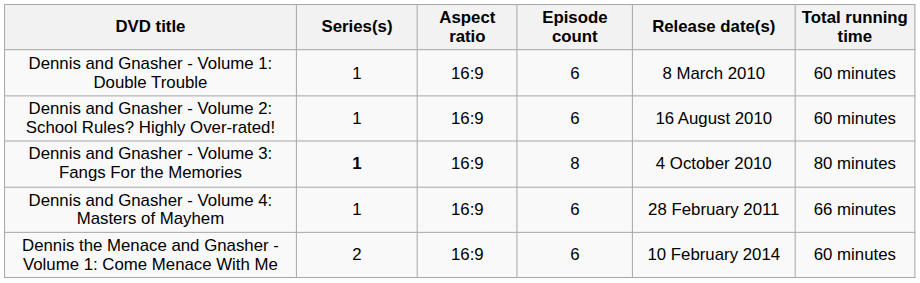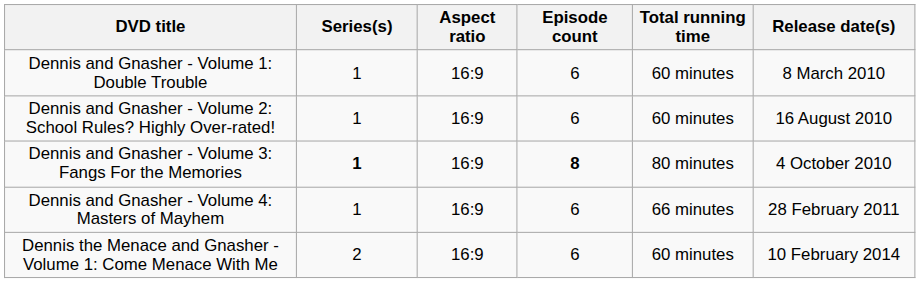columns swapped: (855, 27) <-> (714, 27)
(575, 163) normal -> (575, 163) bold
